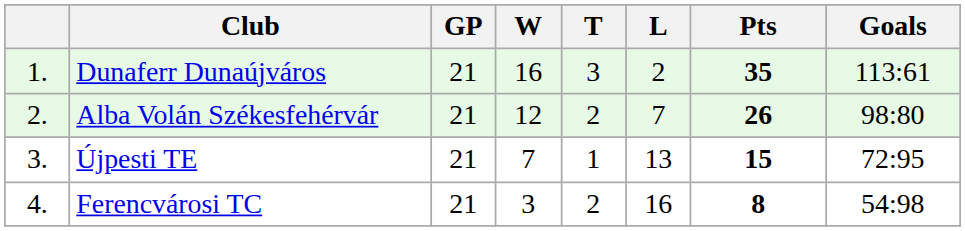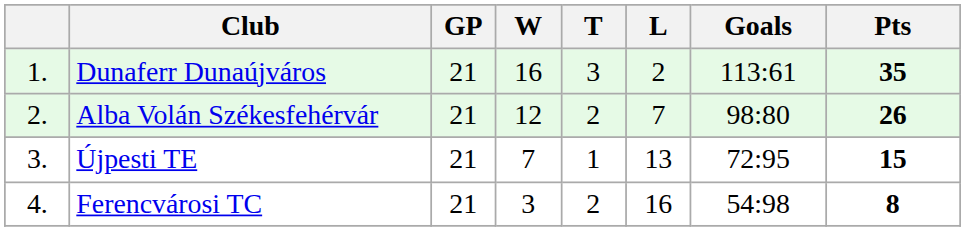columns swapped: (893, 26) <-> (758, 26)
